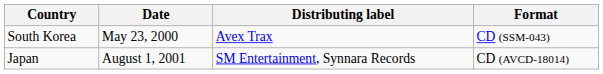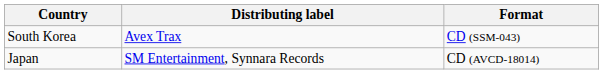- column: (156, 15)
